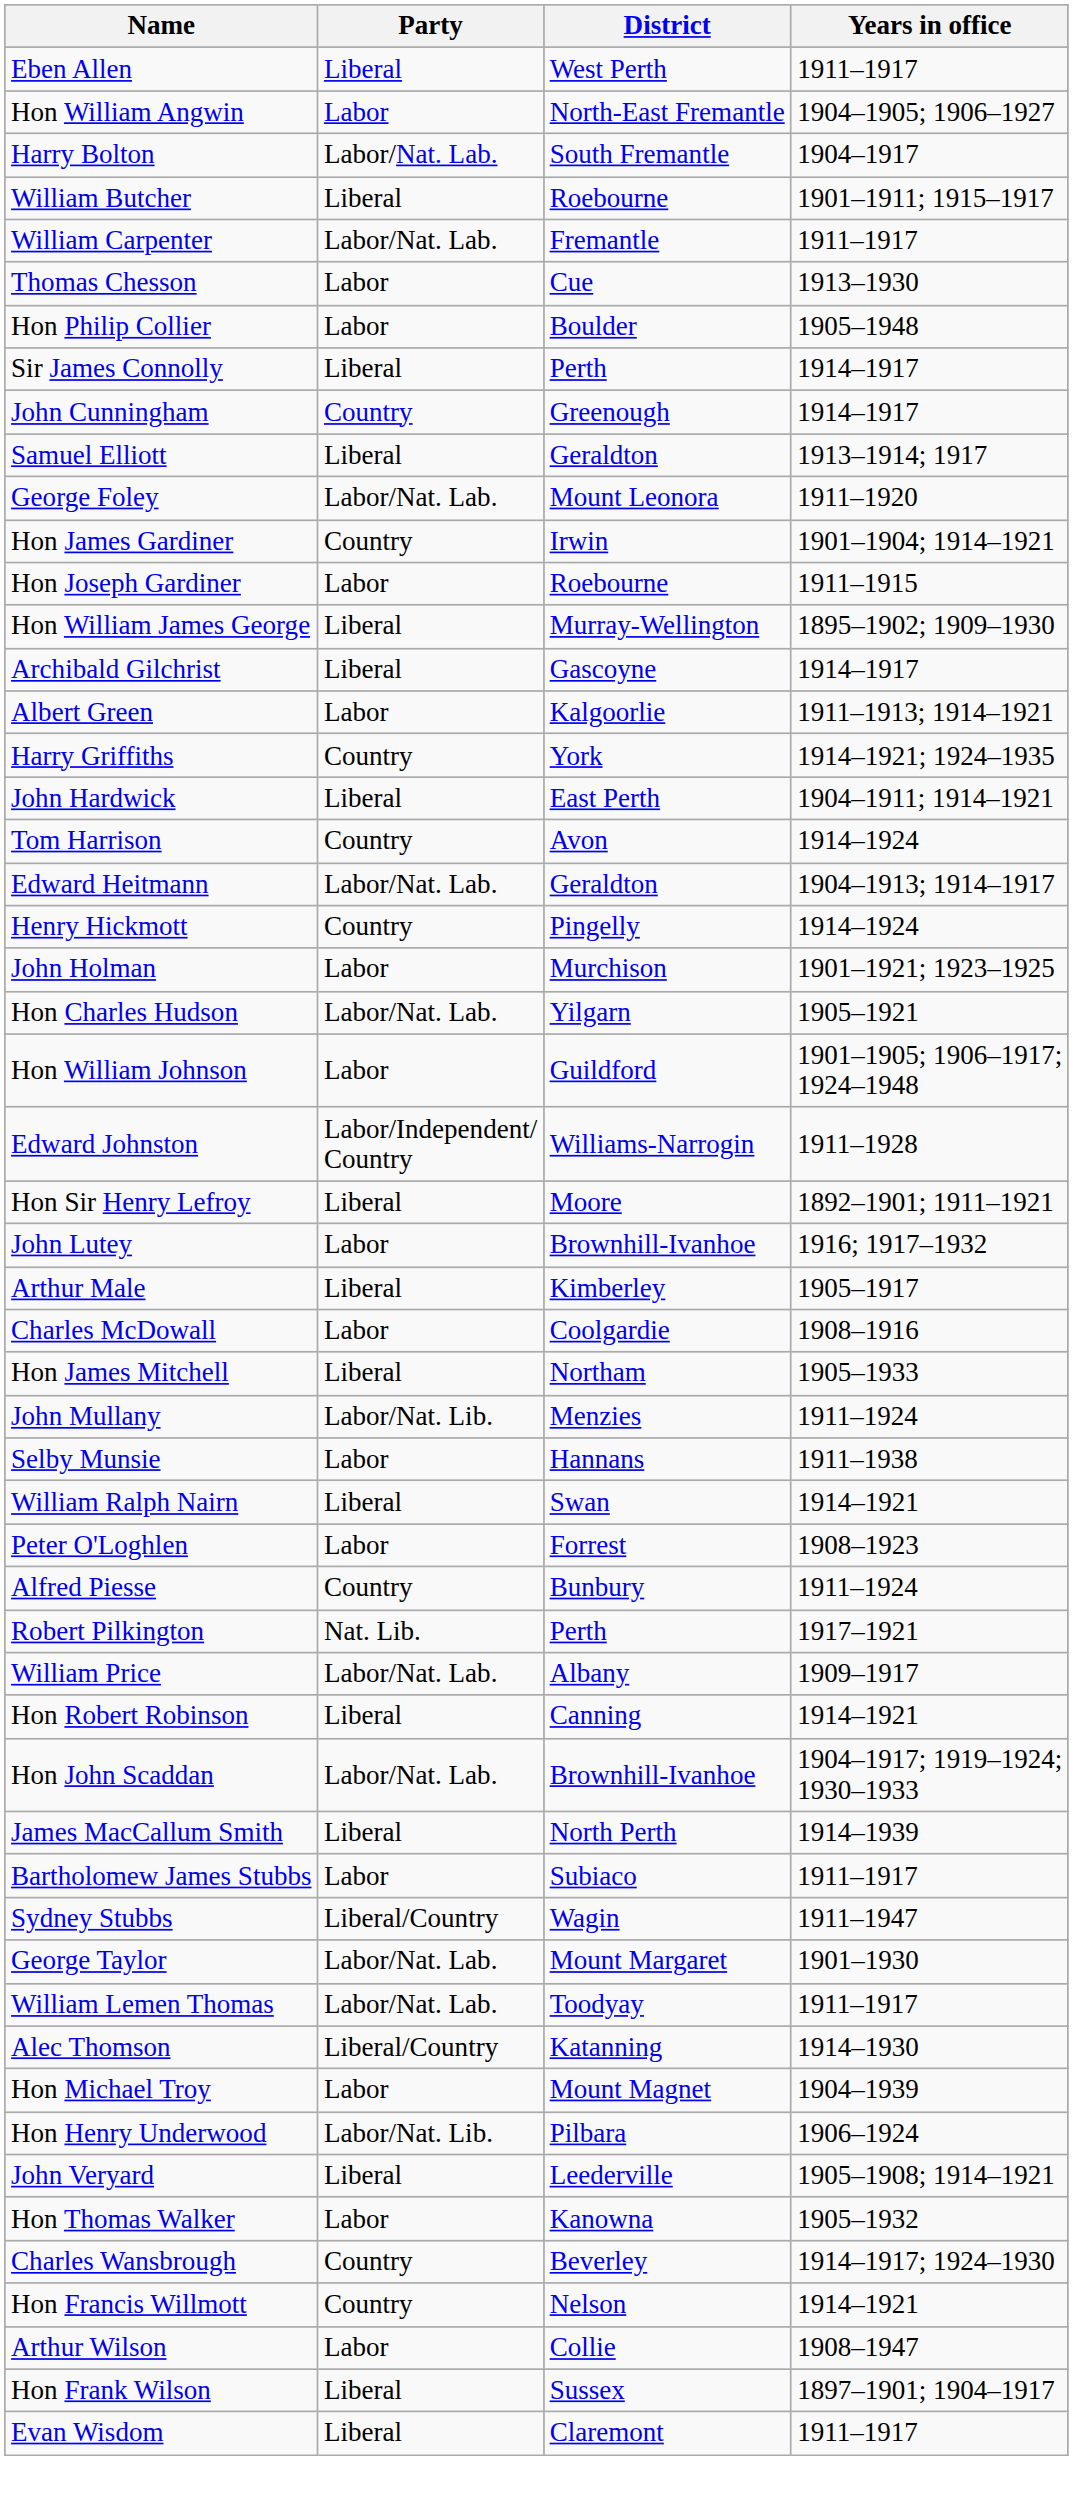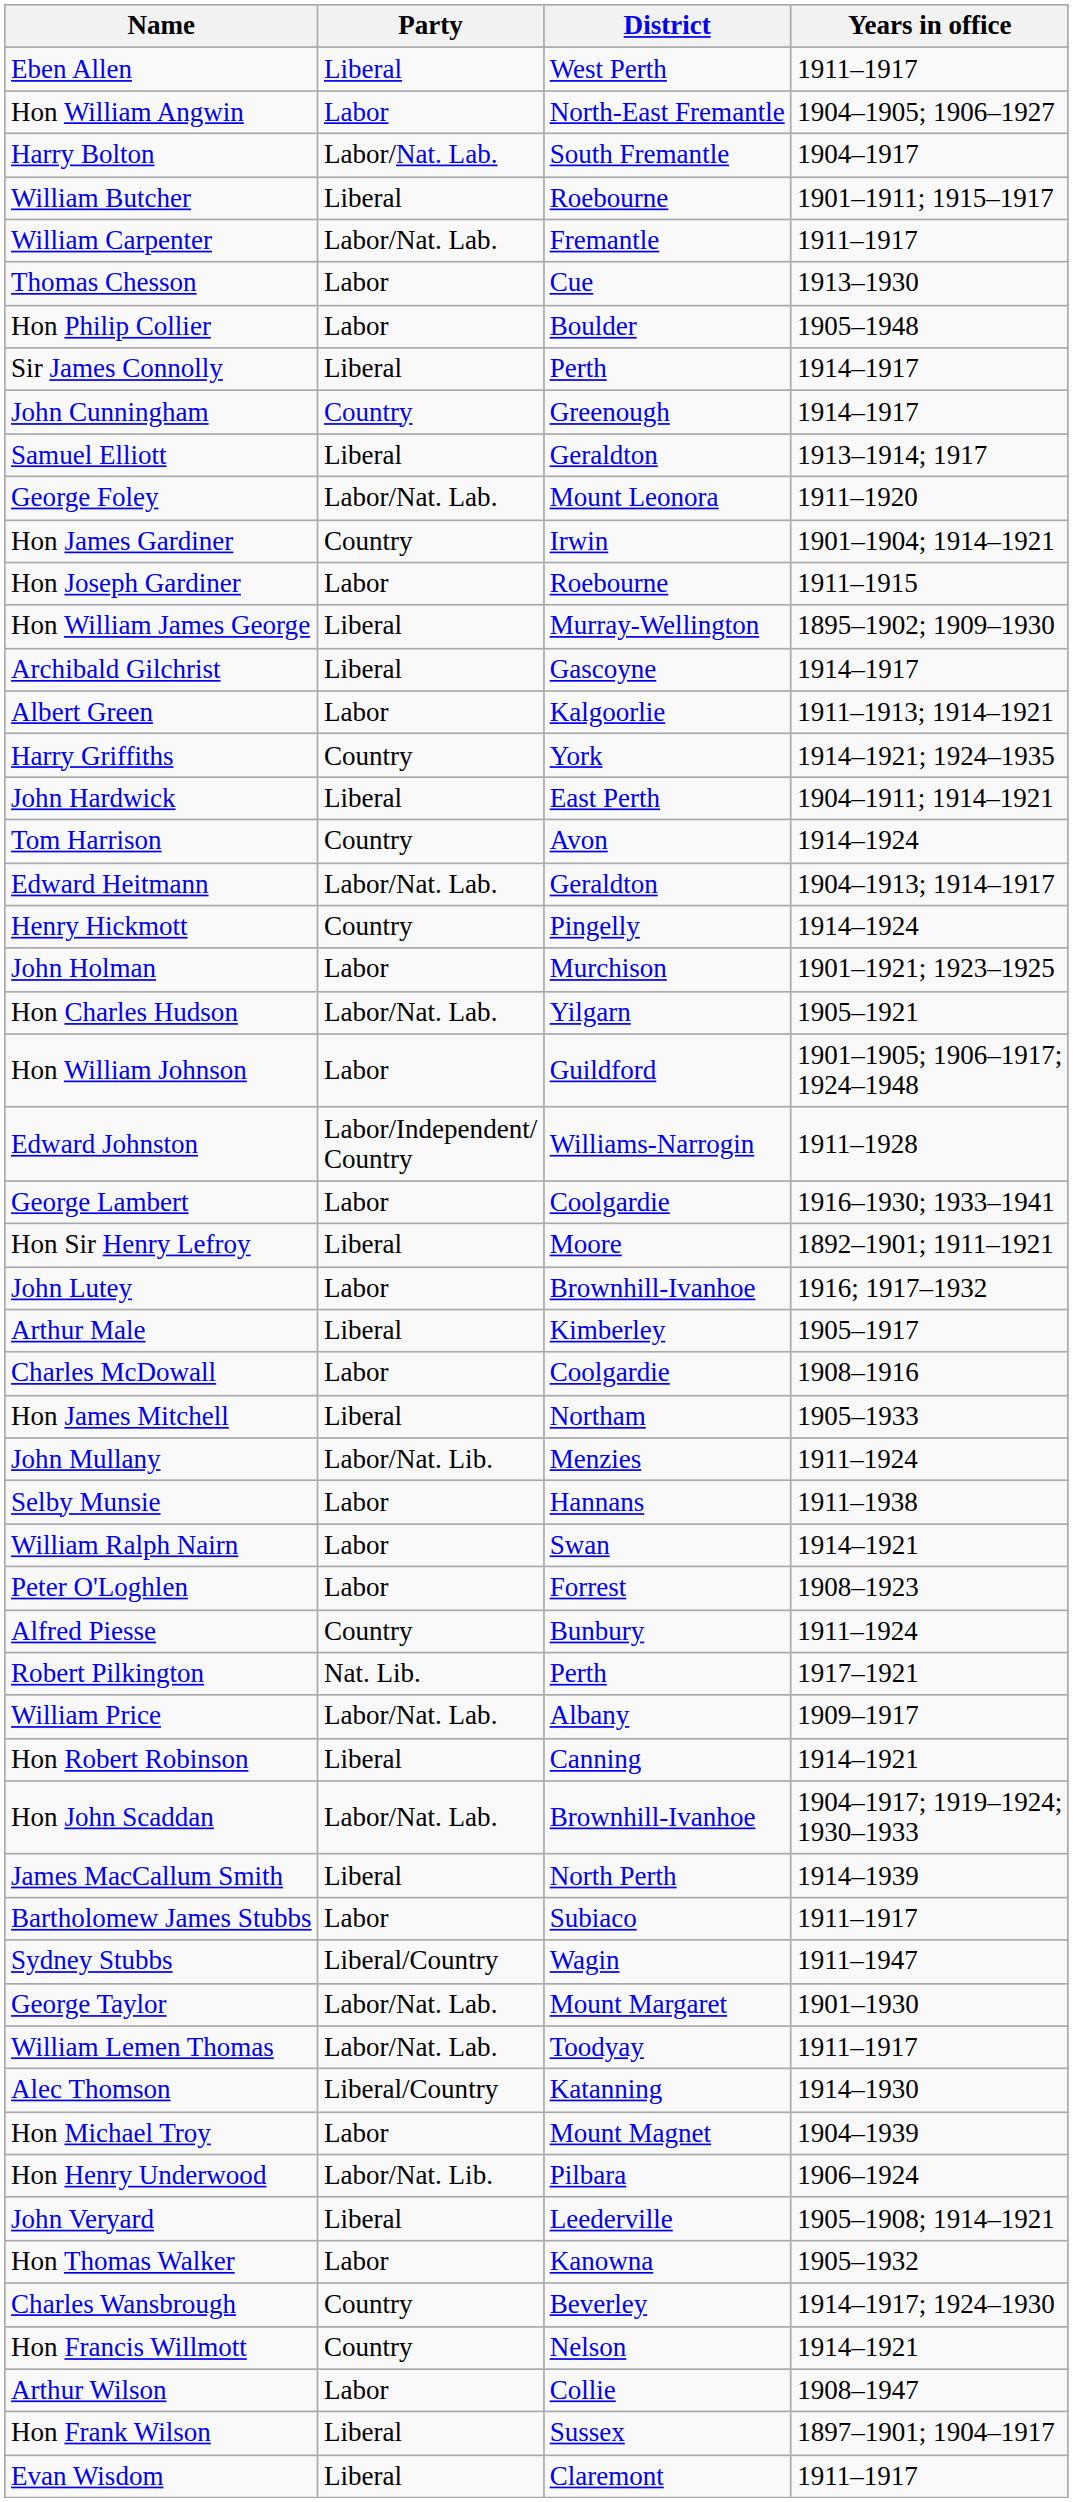+ row: (100, 1201)
(363, 1501) Liberal -> (356, 1544) Labor
